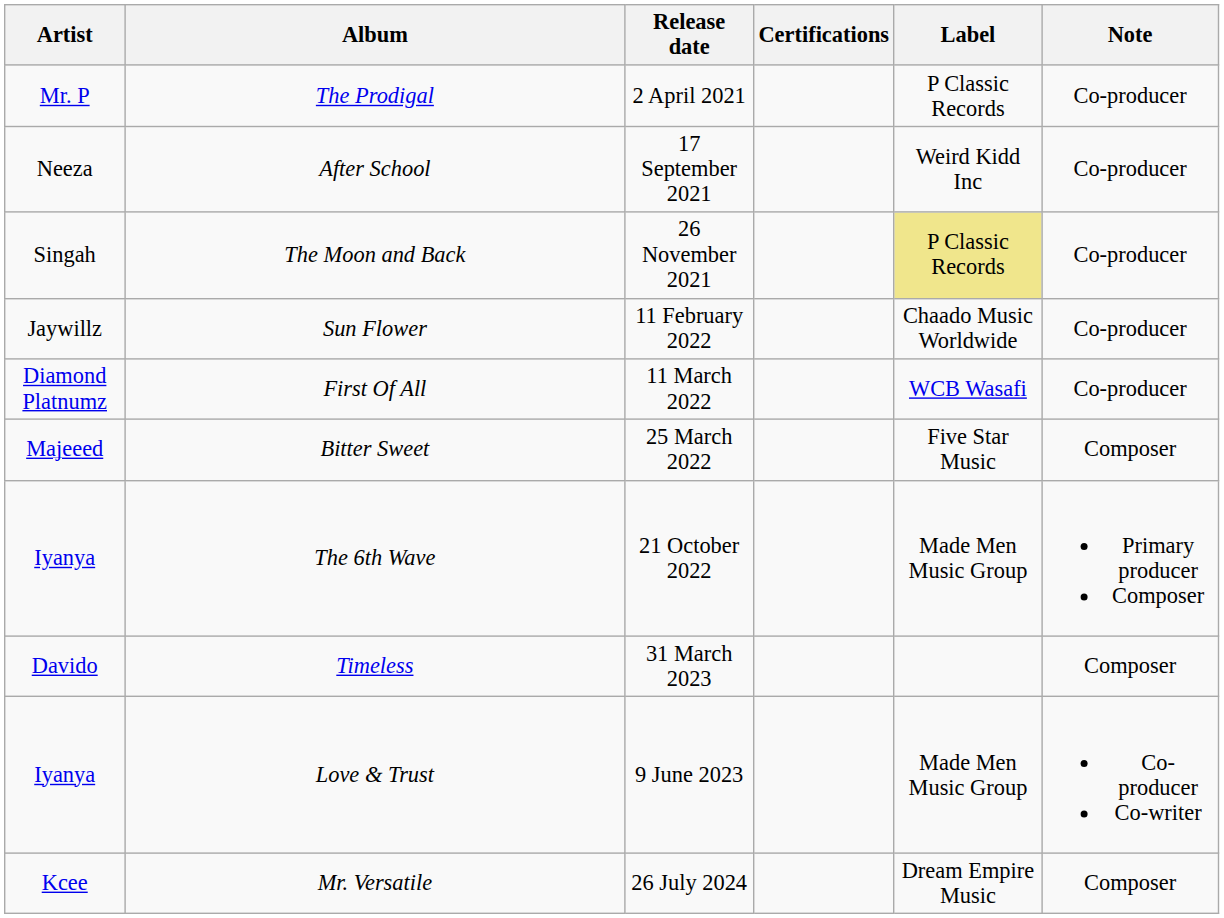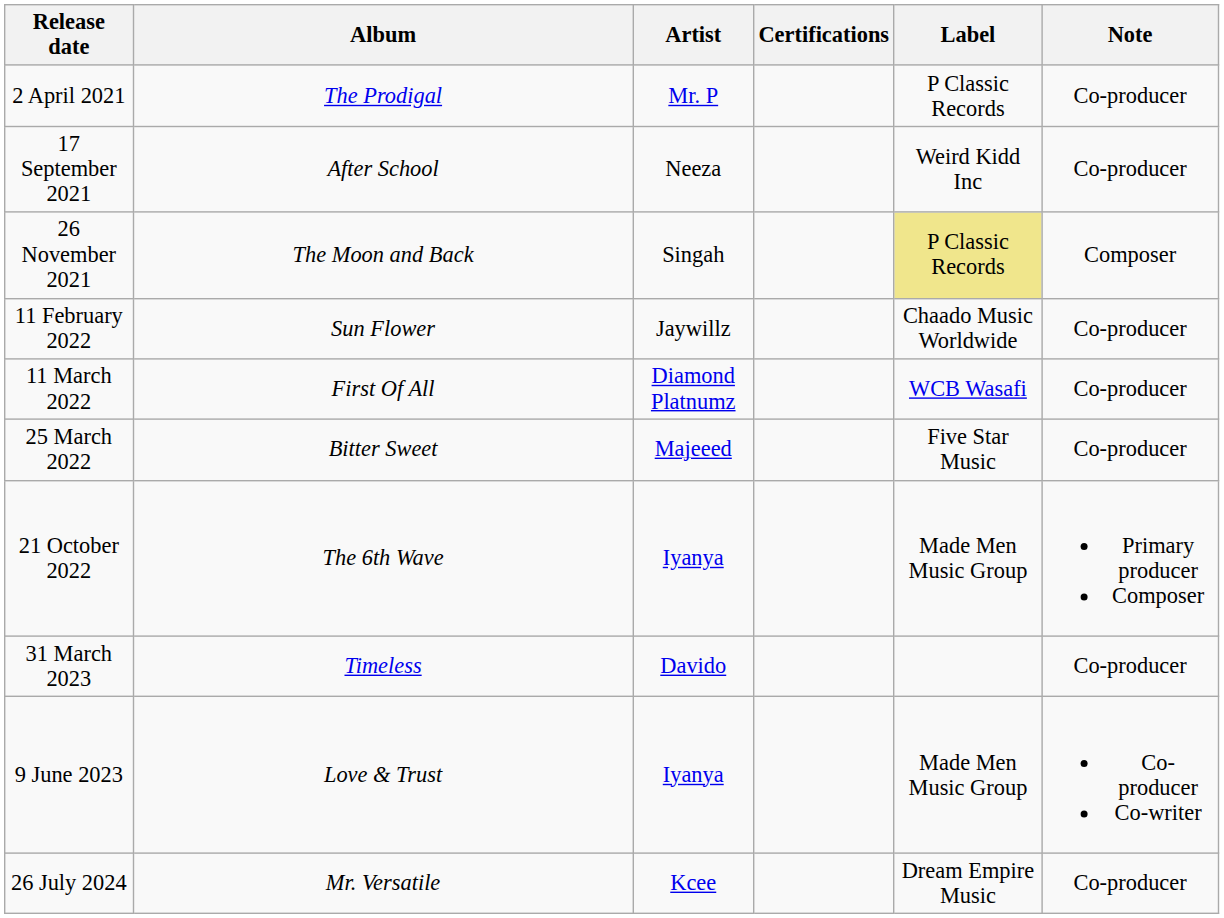columns swapped: (65, 34) <-> (689, 34)
(1130, 254) Co-producer -> (1130, 254) Composer
(1130, 449) Composer -> (1130, 449) Co-producer
(1130, 666) Composer -> (1130, 666) Co-producer
(1130, 882) Composer -> (1130, 882) Co-producer
